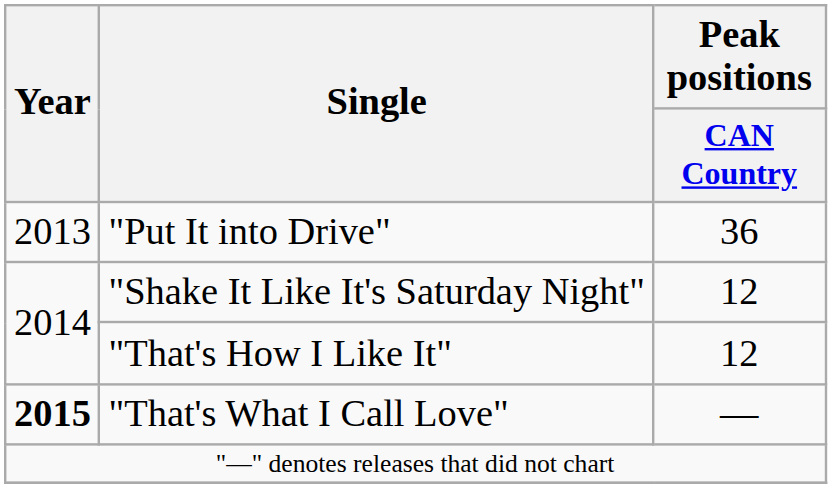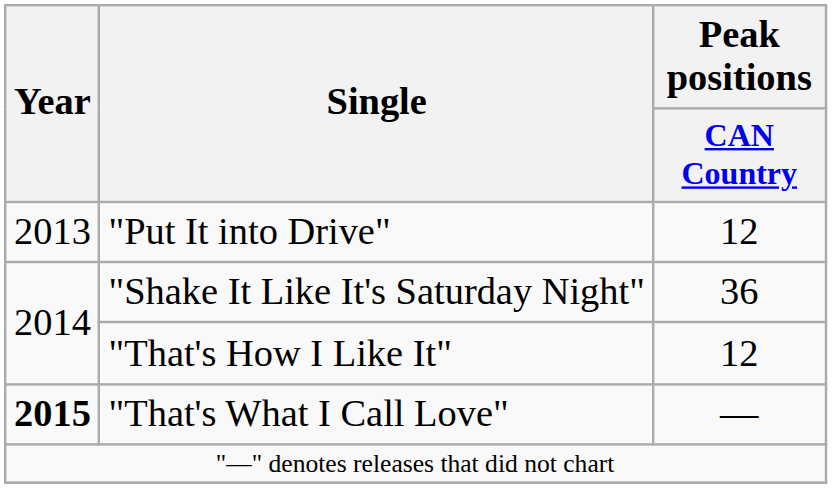(739, 231) 36 -> (739, 231) 12
(739, 291) 12 -> (739, 291) 36
